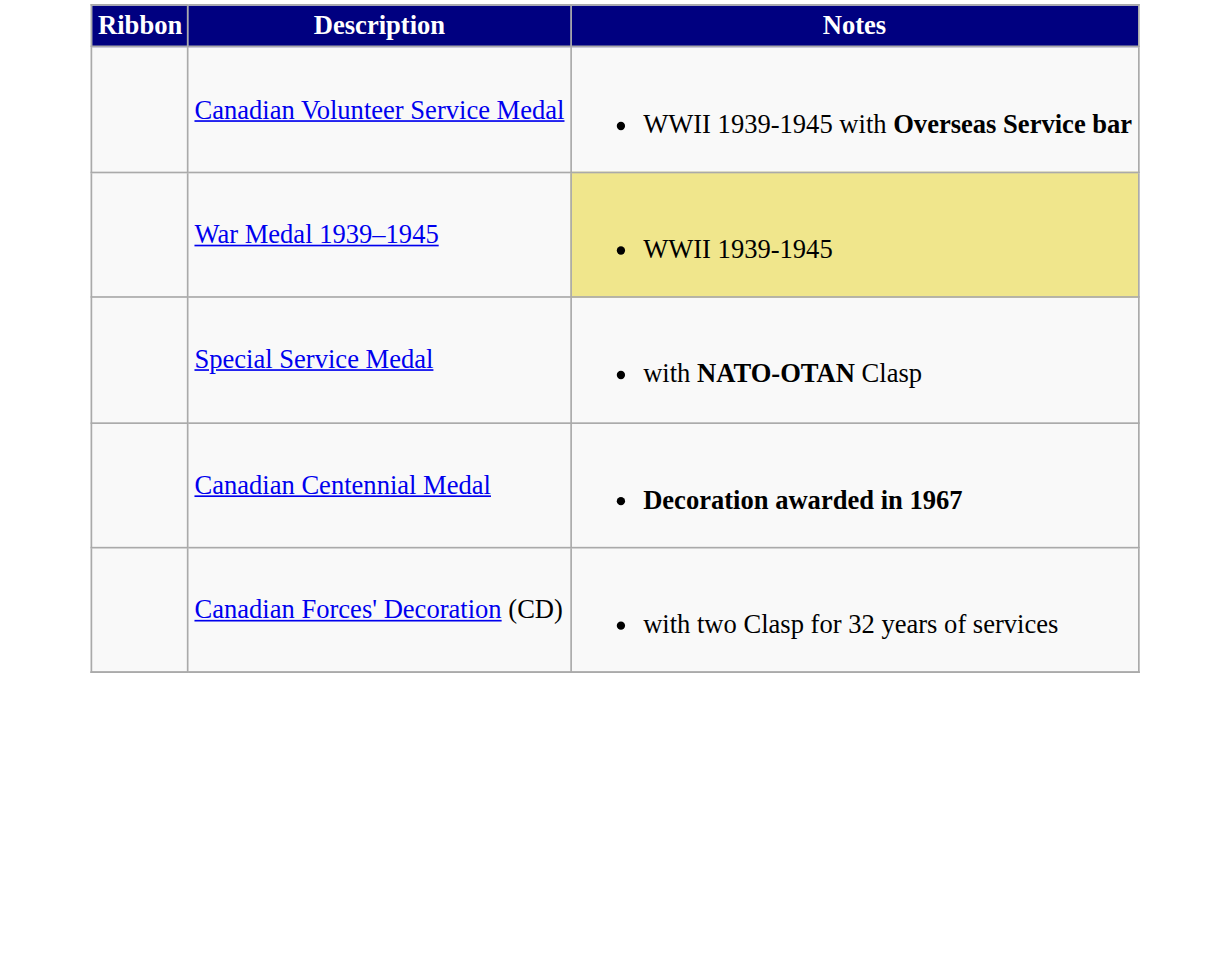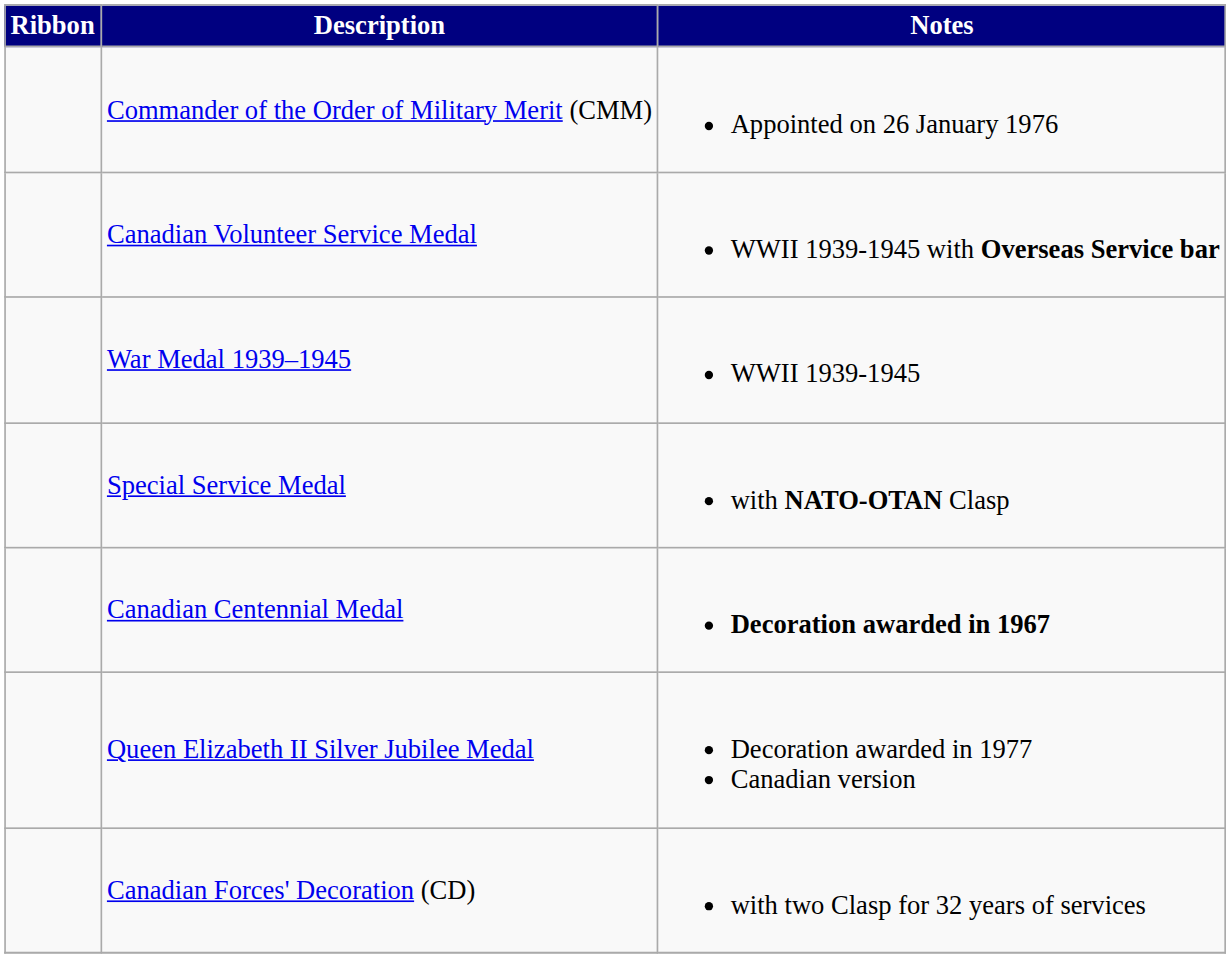+ row: (379, 109)
(854, 250) khaki background -> (942, 375) no background
+ row: (320, 749)
